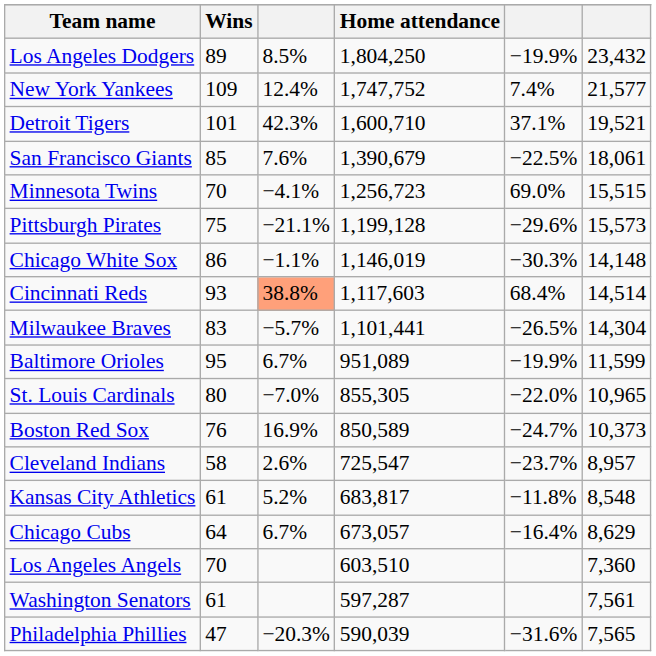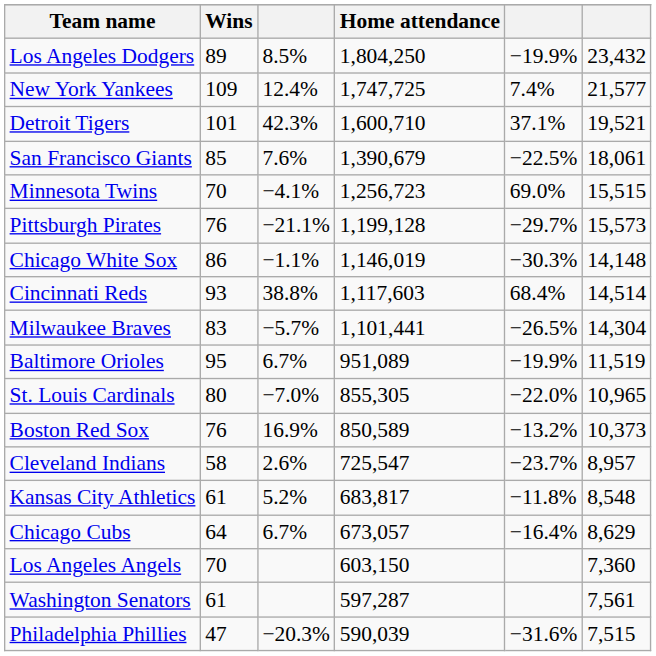(383, 89) 1,747,752 -> (383, 89) 1,747,725
(216, 225) 75 -> (216, 225) 76
(544, 225) −29.6% -> (544, 225) −29.7%
(290, 293) lightsalmon background -> (290, 293) no background
(616, 361) 11,599 -> (616, 361) 11,519
(544, 429) −24.7% -> (544, 429) −13.2%
(375, 565) 603,510 -> (375, 565) 603,150
(611, 633) 7,565 -> (611, 633) 7,515
